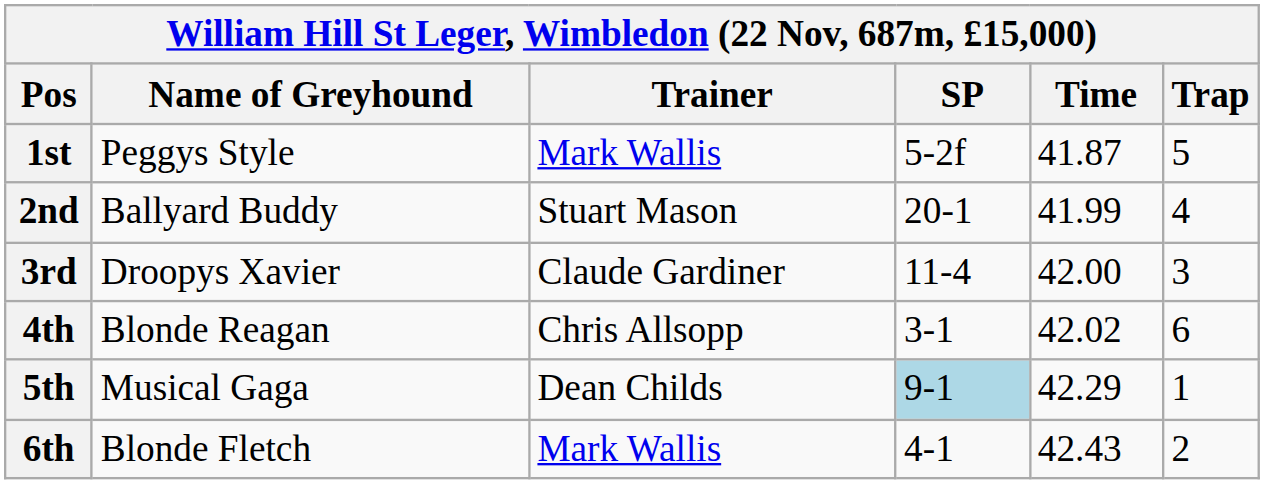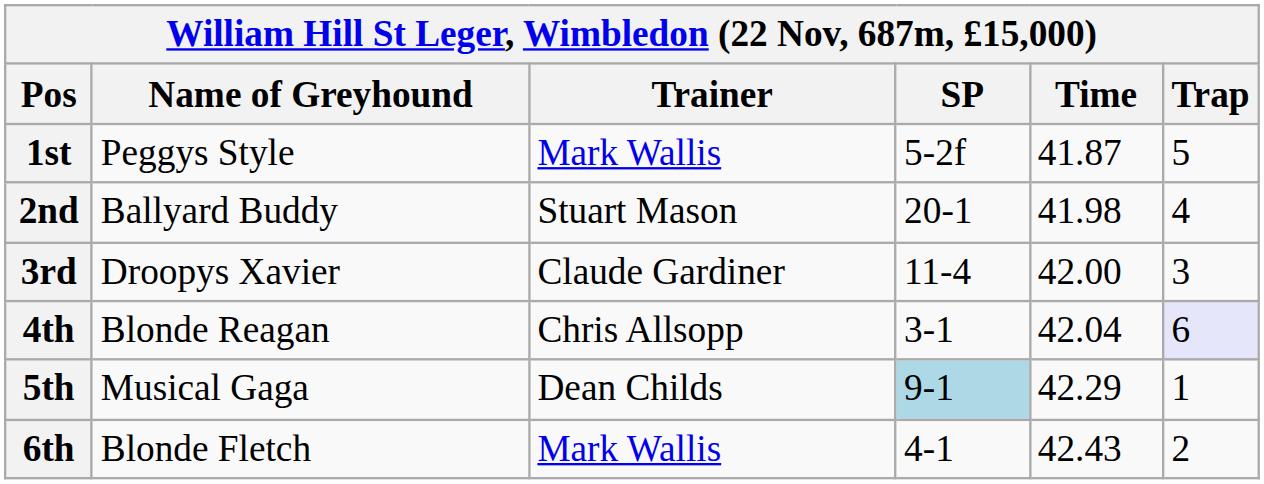(1080, 211) 41.99 -> (1080, 211) 41.98
(1080, 329) 42.02 -> (1080, 329) 42.04
(1181, 329) no background -> (1181, 329) lavender background
